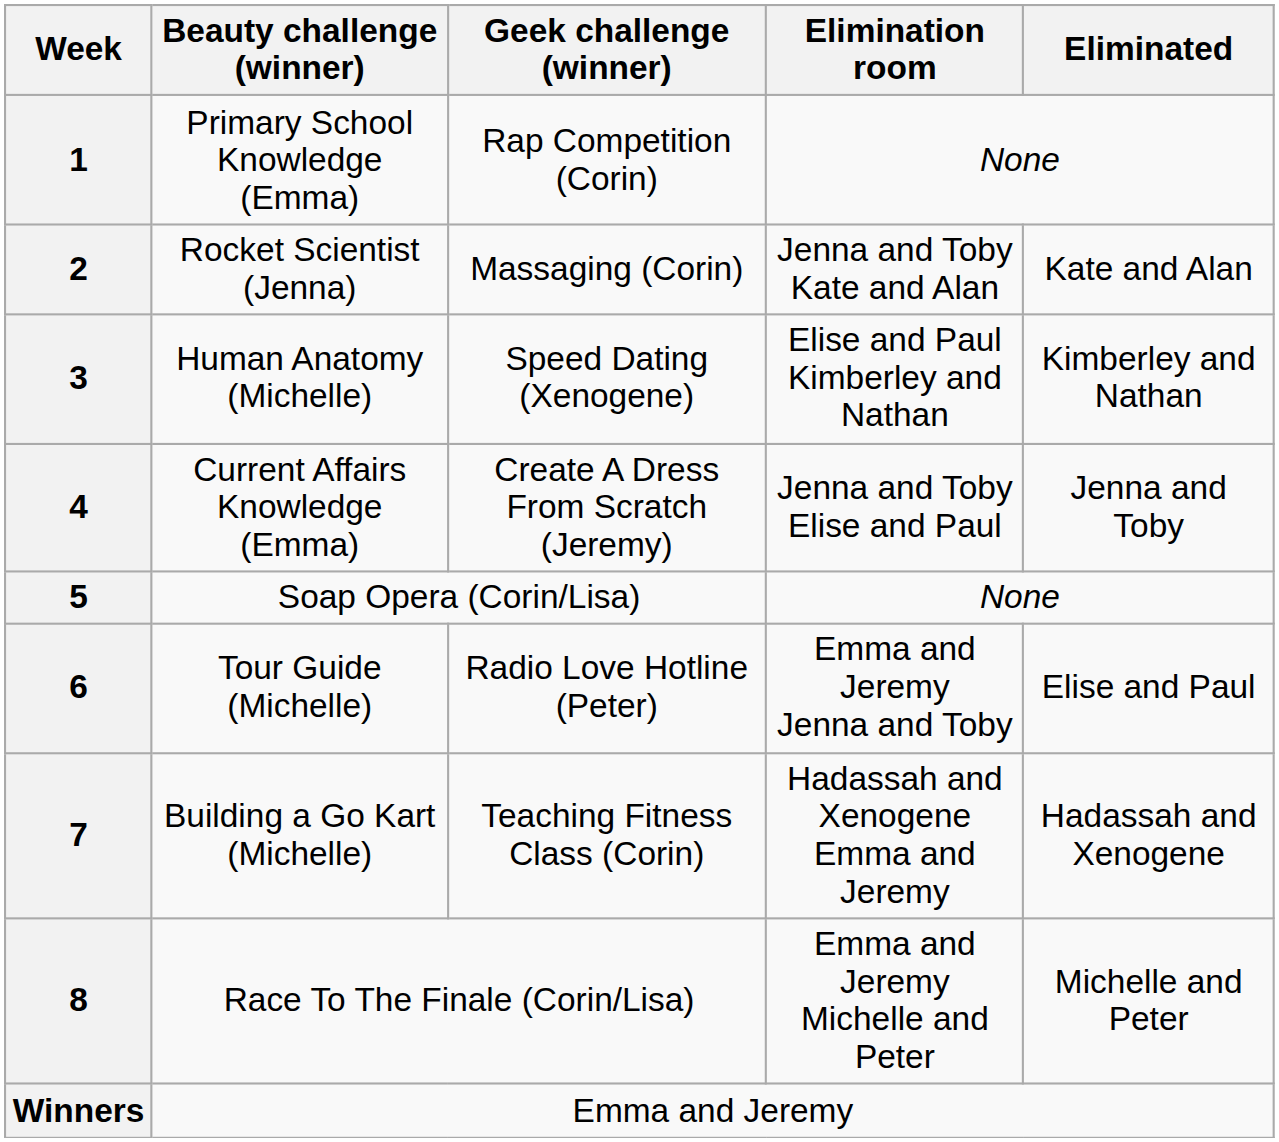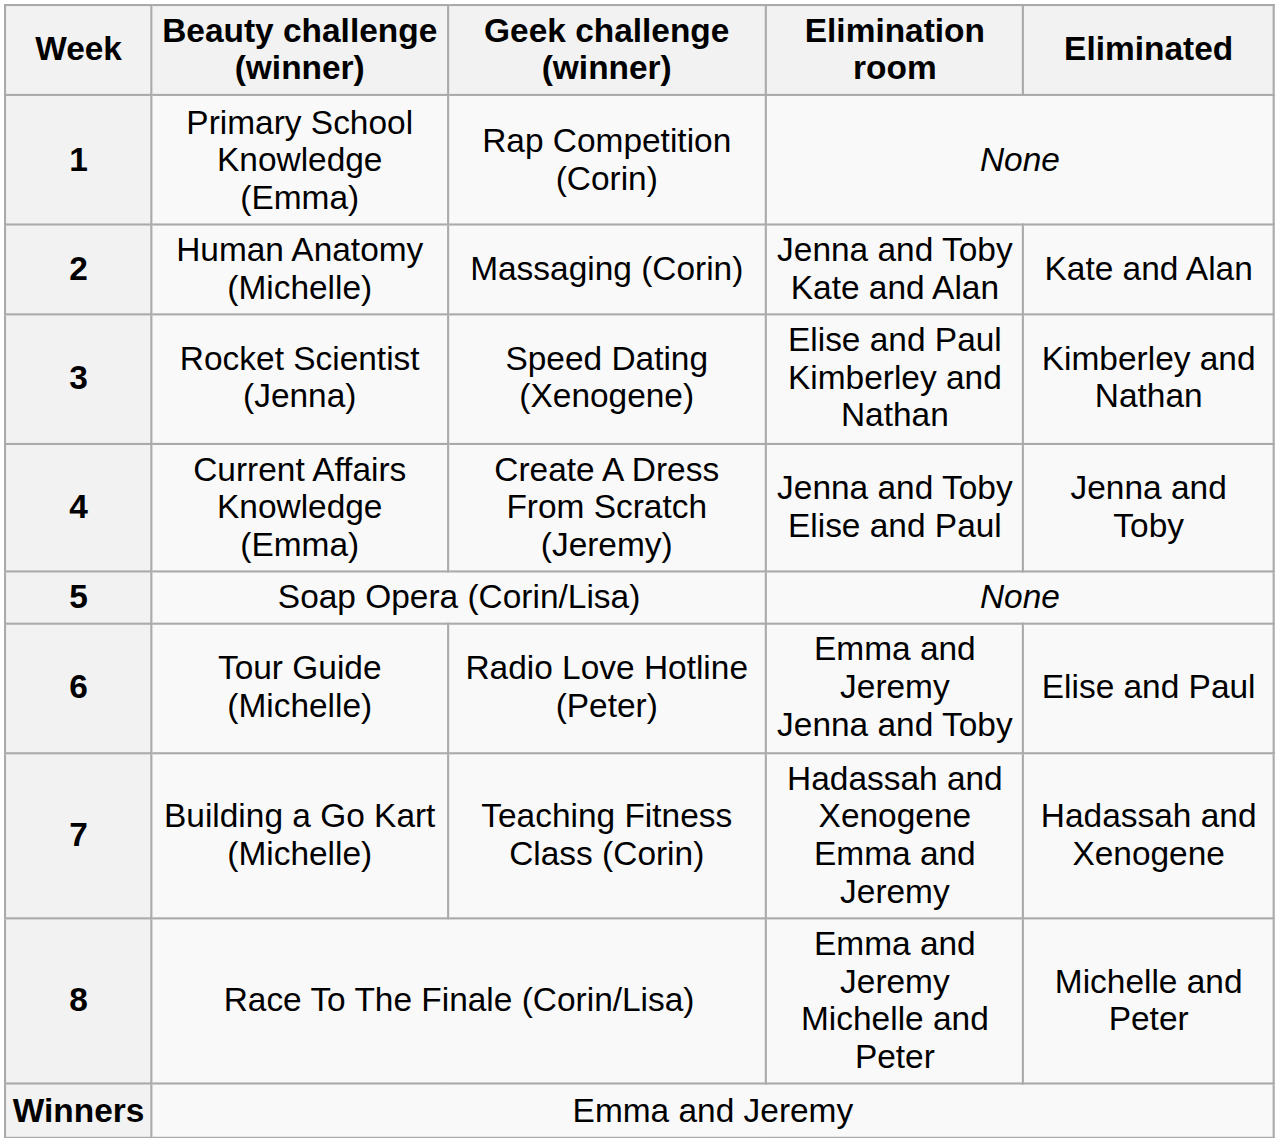(300, 268) Rocket Scientist (Jenna) -> (300, 268) Human Anatomy (Michelle)
(300, 378) Human Anatomy (Michelle) -> (300, 378) Rocket Scientist (Jenna)
